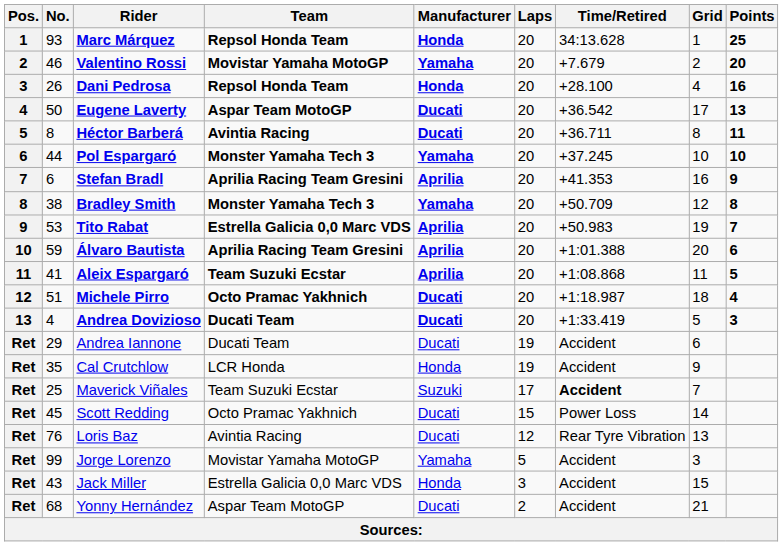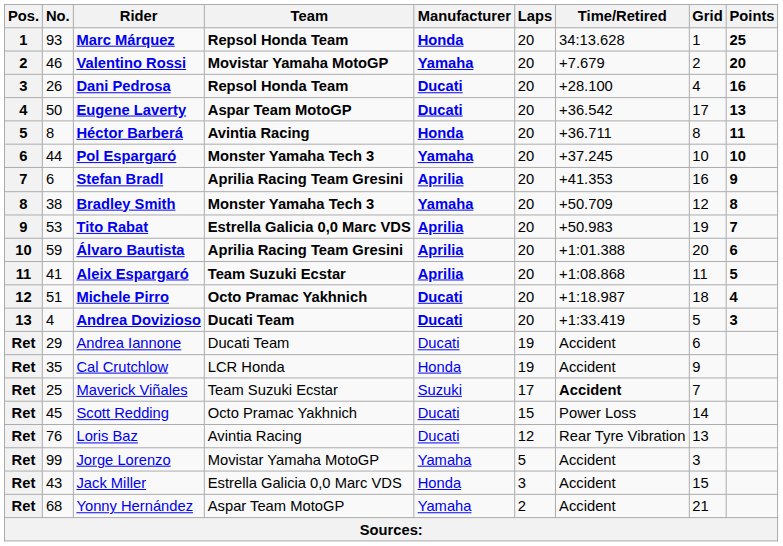(441, 86) Honda -> (440, 86) Ducati
(440, 133) Ducati -> (441, 133) Honda
(439, 506) Ducati -> (445, 506) Yamaha
